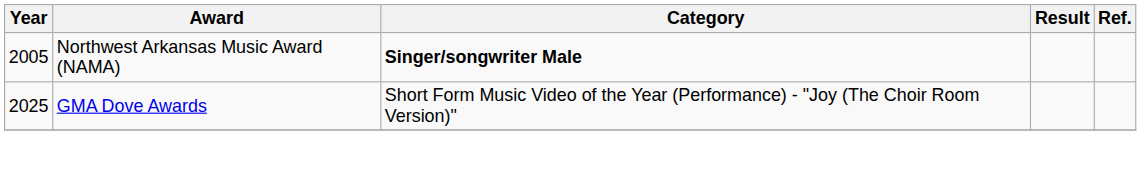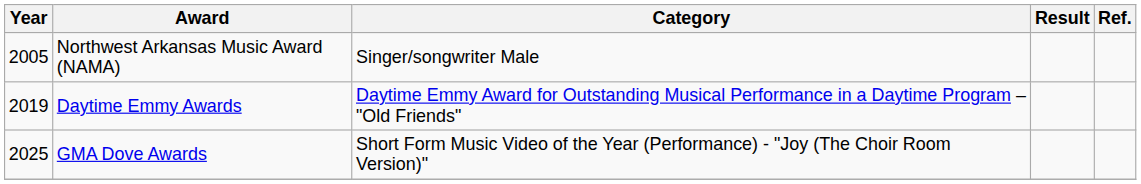(483, 57) bold -> (448, 57) normal
+ row: (149, 105)
